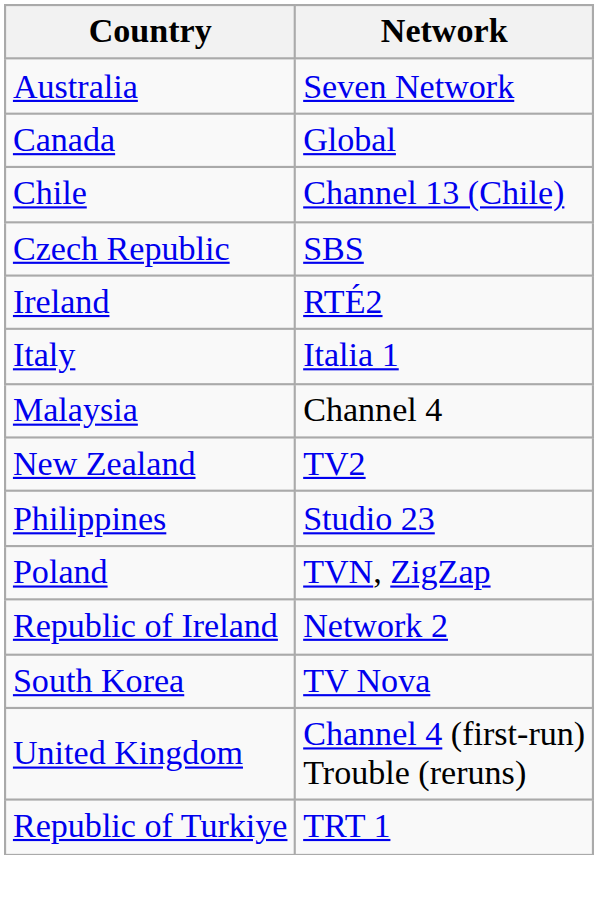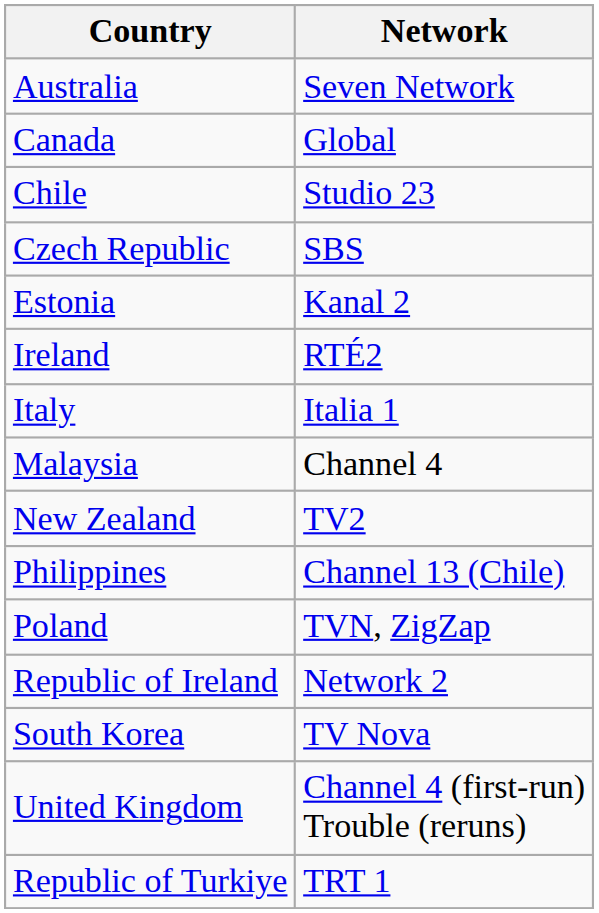(434, 193) Channel 13 (Chile) -> (369, 193) Studio 23
+ row: (64, 301)
(369, 517) Studio 23 -> (434, 572) Channel 13 (Chile)
